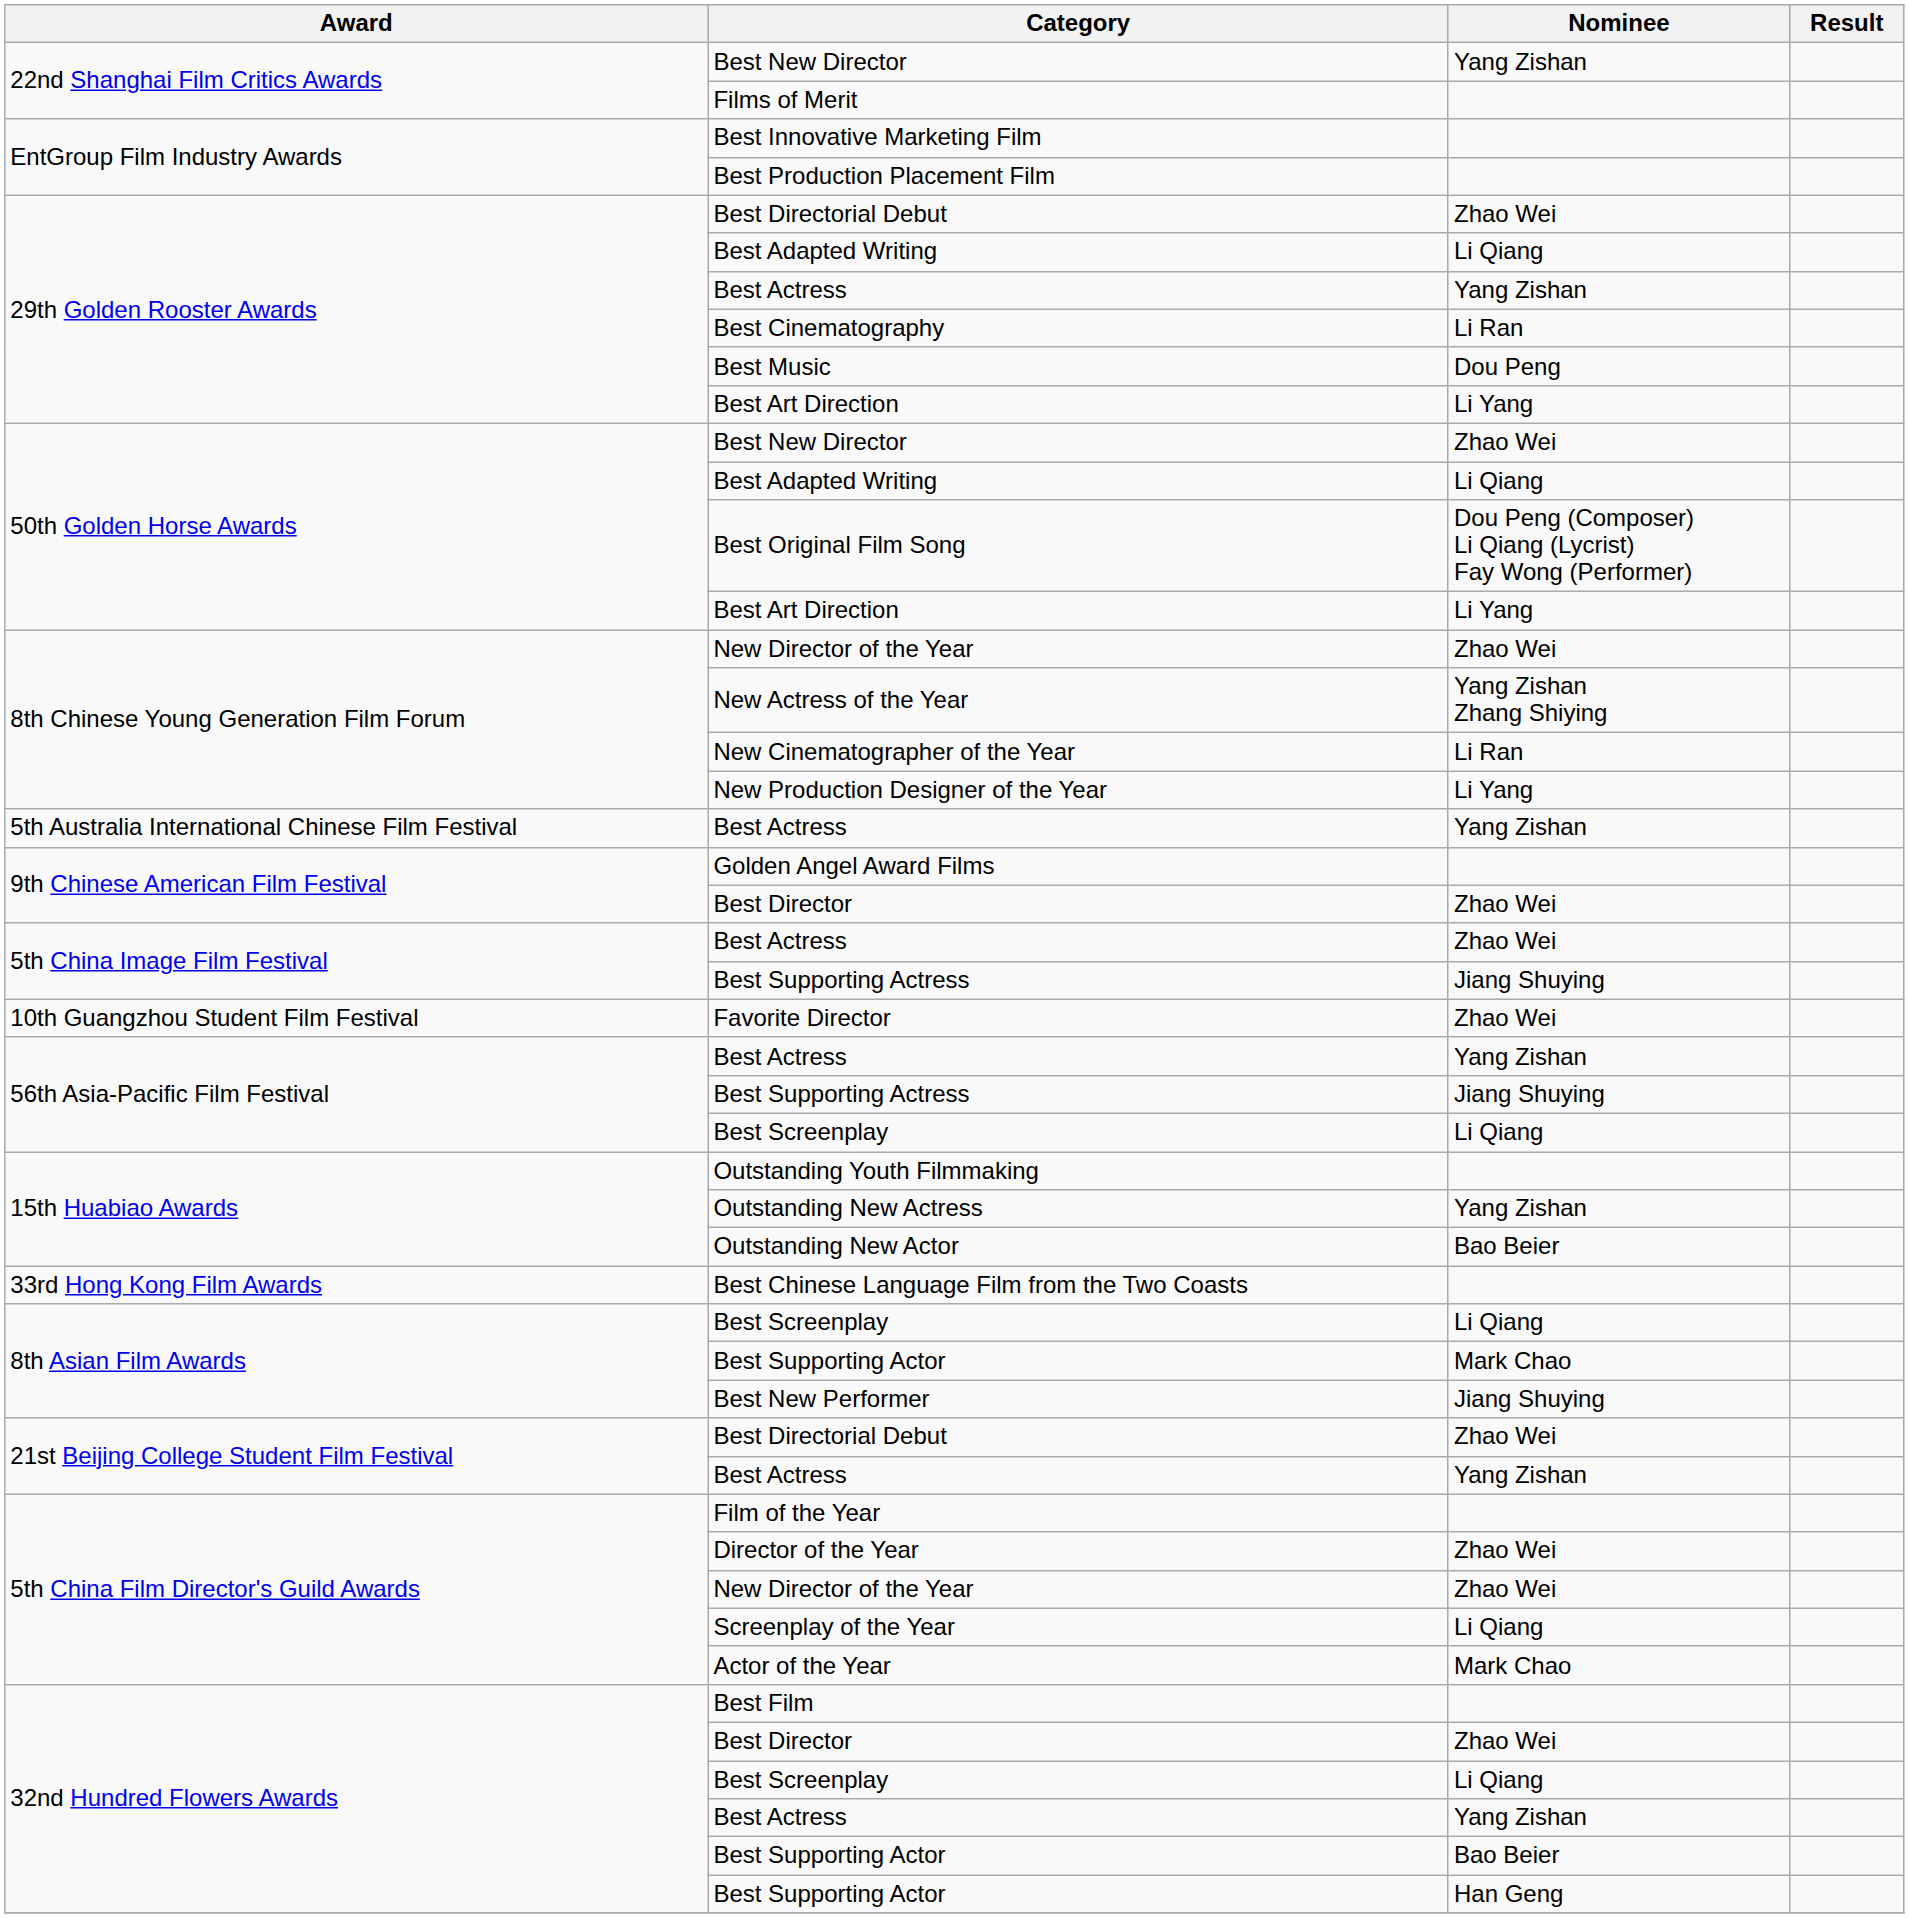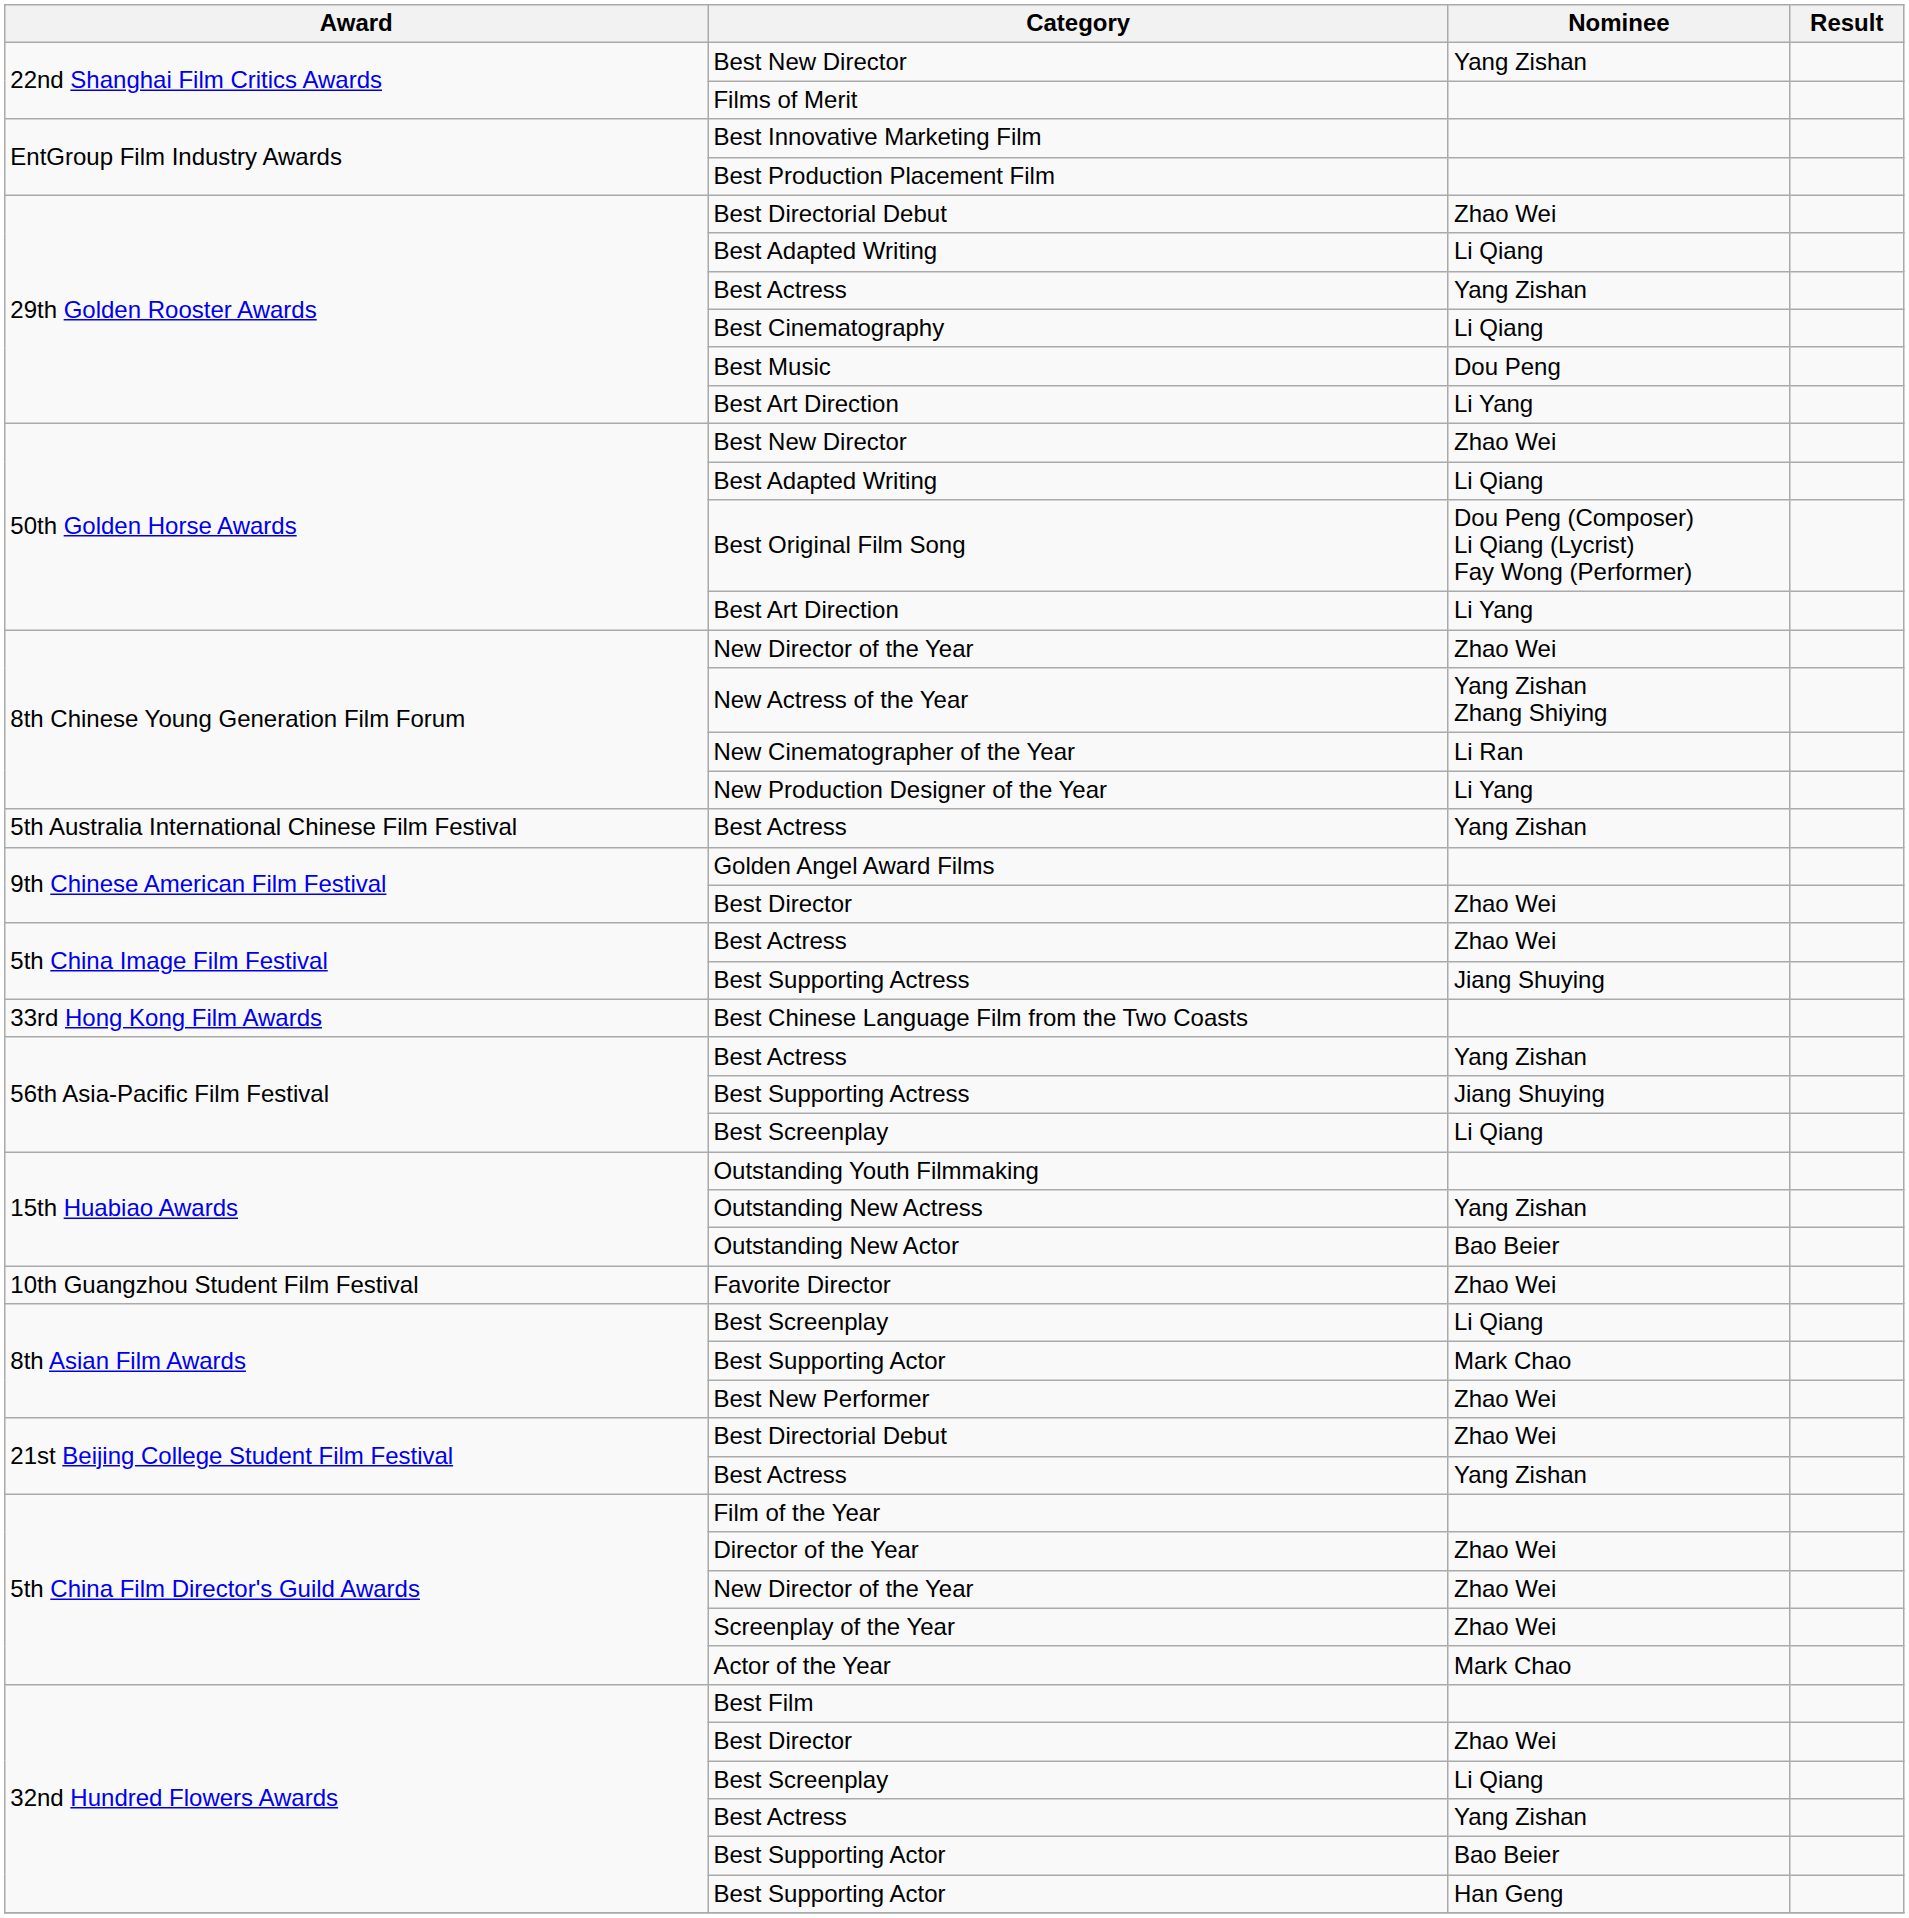(1489, 328) Li Ran -> (1499, 328) Li Qiang
rows swapped: (214, 1018) <-> (166, 1284)
(1529, 1398) Jiang Shuying -> (1505, 1398) Zhao Wei
(1499, 1627) Li Qiang -> (1505, 1627) Zhao Wei
